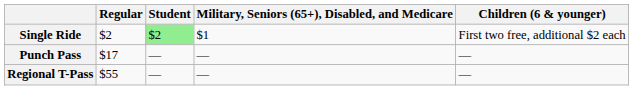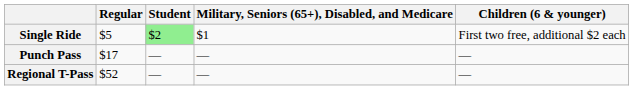(106, 34) $2 -> (106, 34) $5
(109, 74) $55 -> (109, 74) $52
